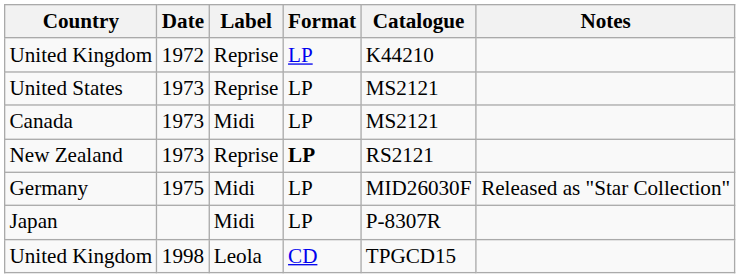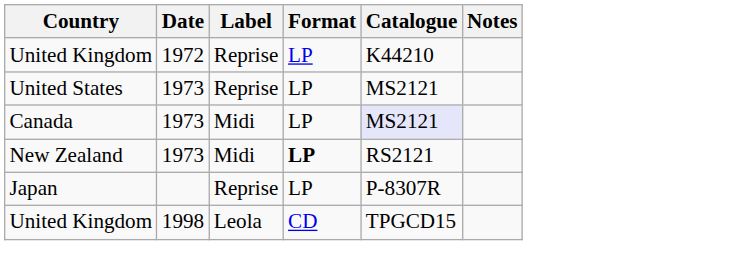(402, 121) no background -> (402, 121) lavender background
(246, 155) Reprise -> (234, 155) Midi
- row: (49, 188)
(234, 222) Midi -> (246, 188) Reprise
